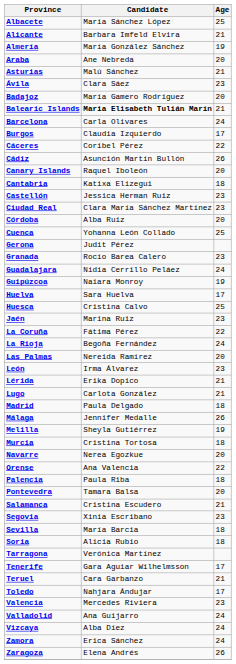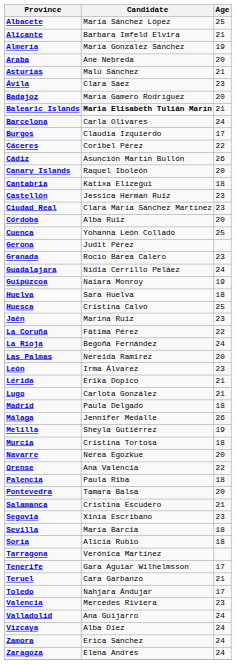(220, 295) 17 -> (220, 295) 18
(220, 654) 26 -> (220, 654) 24
